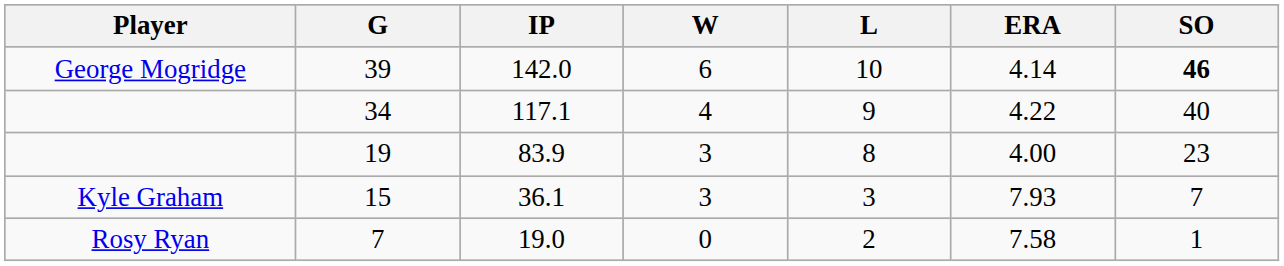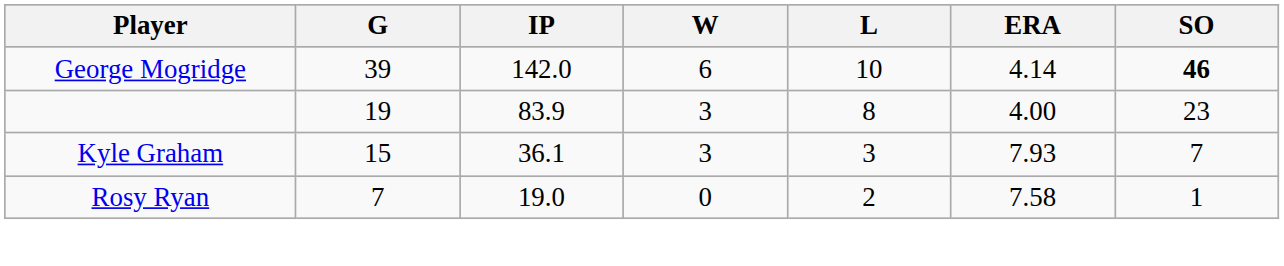- row: (378, 111)
